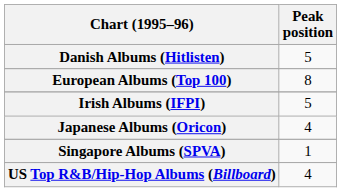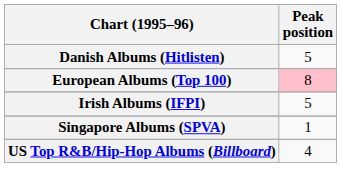(308, 80) no background -> (308, 80) pink background
- row: (142, 127)
